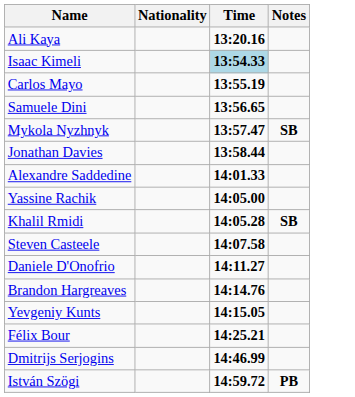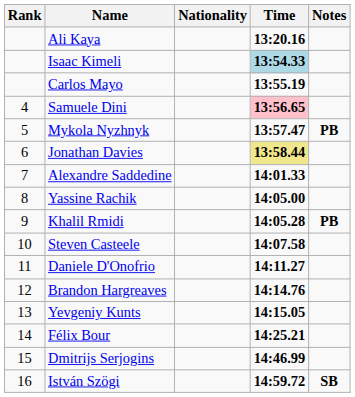+ column: (25, 15)
(239, 107) no background -> (279, 107) pink background
(289, 130) SB -> (329, 130) PB
(239, 152) no background -> (279, 152) khaki background
(289, 221) SB -> (329, 221) PB
(289, 381) PB -> (329, 381) SB
